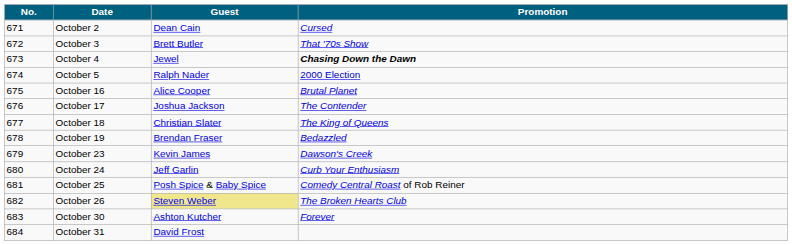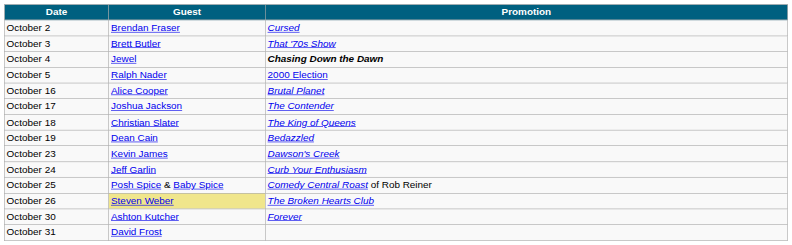- column: (29, 12)
(177, 28) Dean Cain -> (145, 28) Brendan Fraser
(188, 138) Brendan Fraser -> (134, 138) Dean Cain
